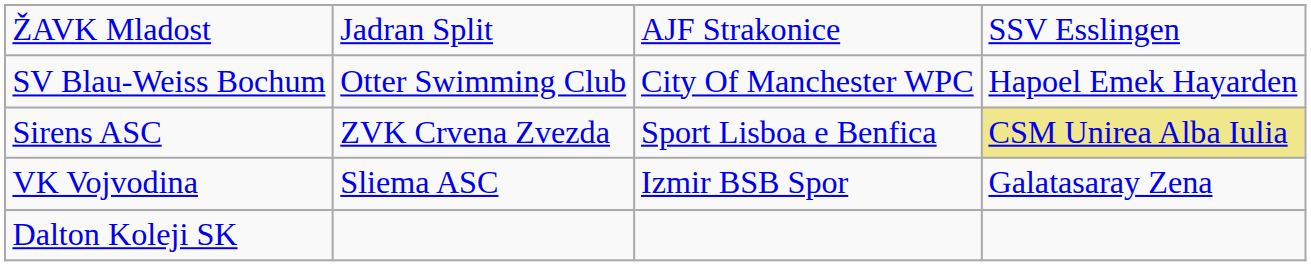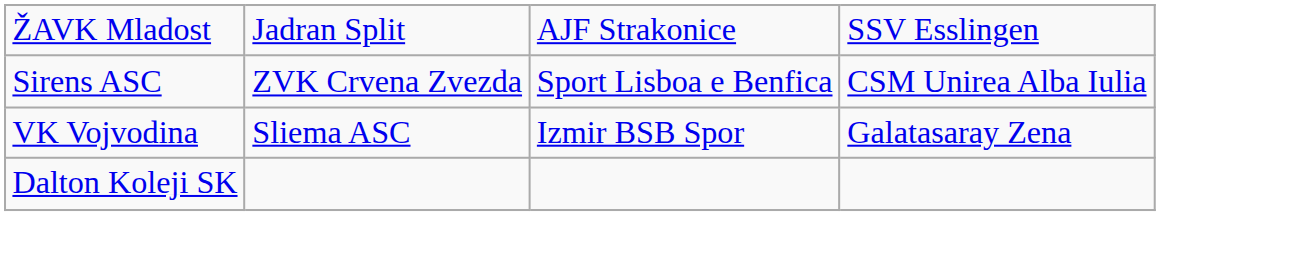- row: (169, 81)
(1138, 132) khaki background -> (997, 81) no background
